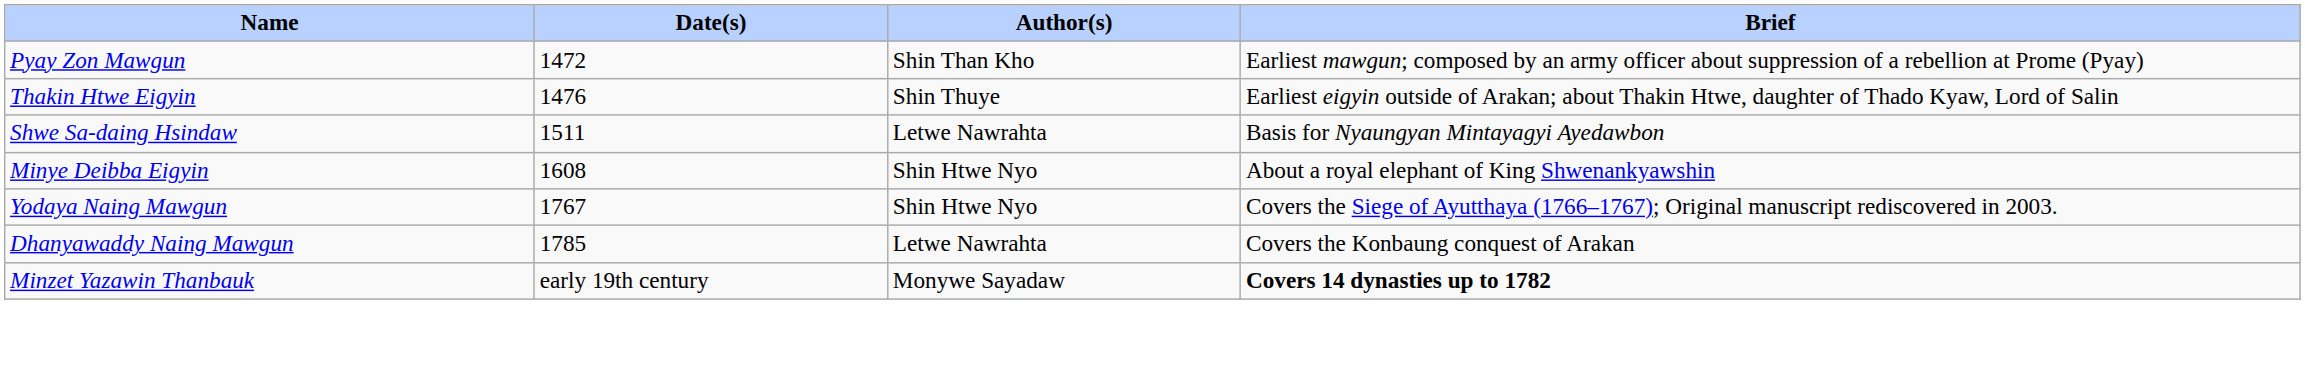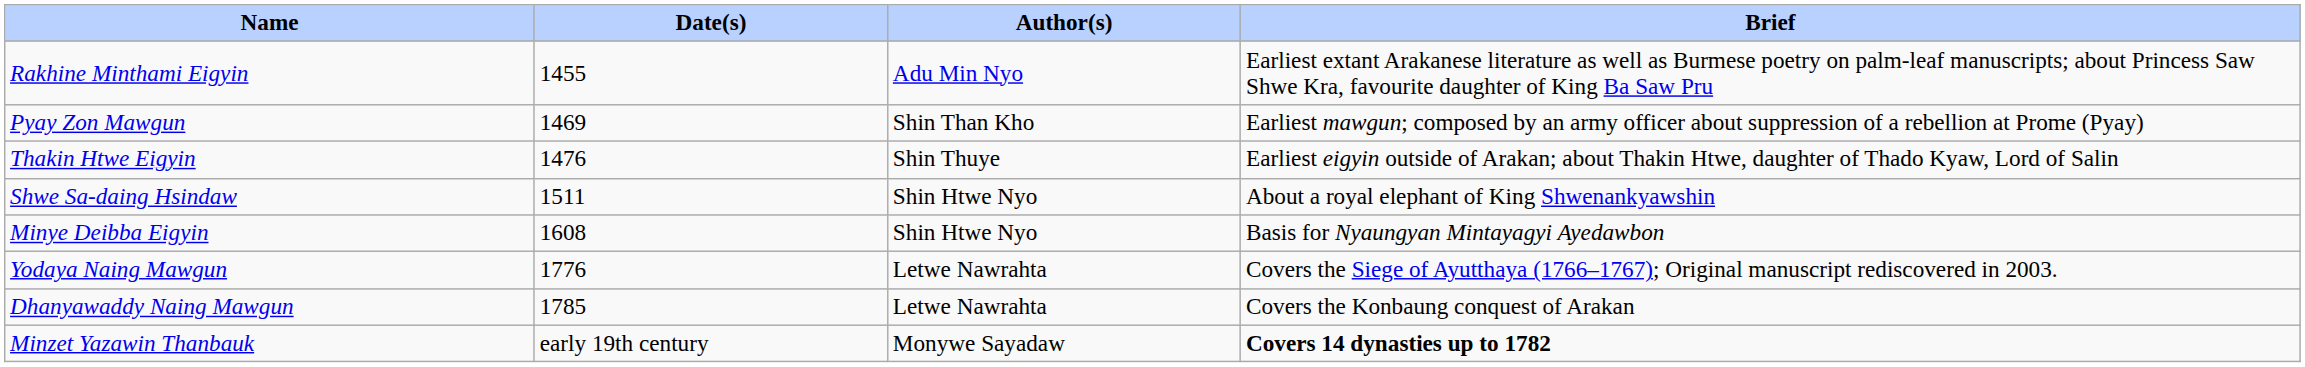+ row: (129, 72)
(563, 59) 1472 -> (563, 122) 1469
(970, 133) Letwe Nawrahta -> (965, 196) Shin Htwe Nyo
(1455, 133) Basis for Nyaungyan Mintayagyi Ayedawbon -> (1481, 196) About a royal elephant of King Shwenankyawshin
(1481, 170) About a royal elephant of King Shwenankyawshin -> (1455, 232) Basis for Nyaungyan Mintayagyi Ayedawbon
(563, 206) 1767 -> (563, 269) 1776
(965, 206) Shin Htwe Nyo -> (970, 269) Letwe Nawrahta
